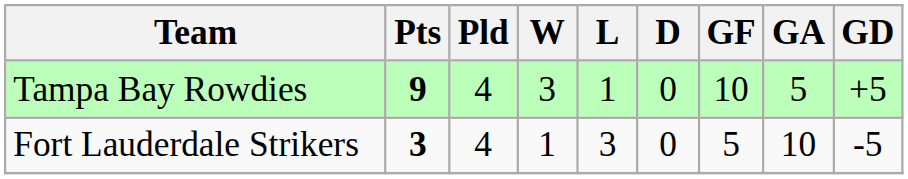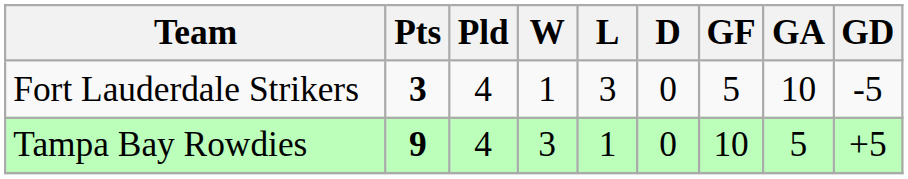rows swapped: (160, 88) <-> (186, 144)
